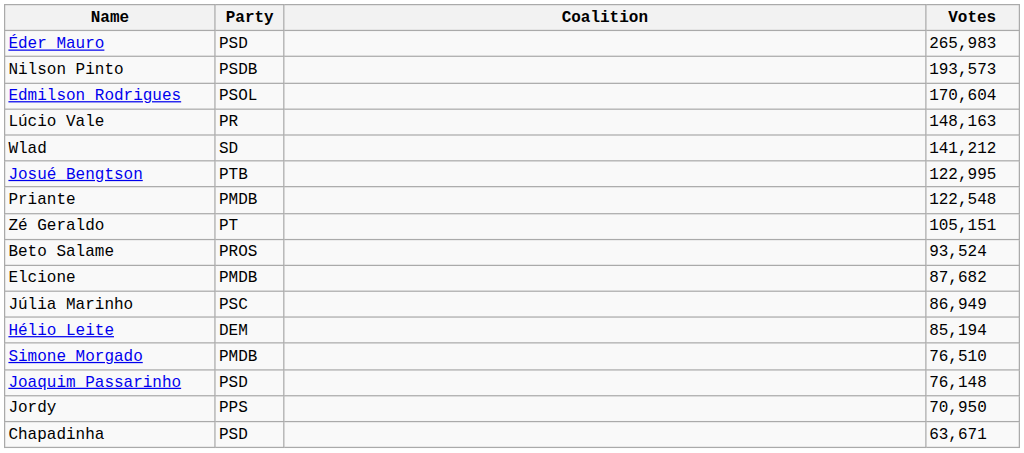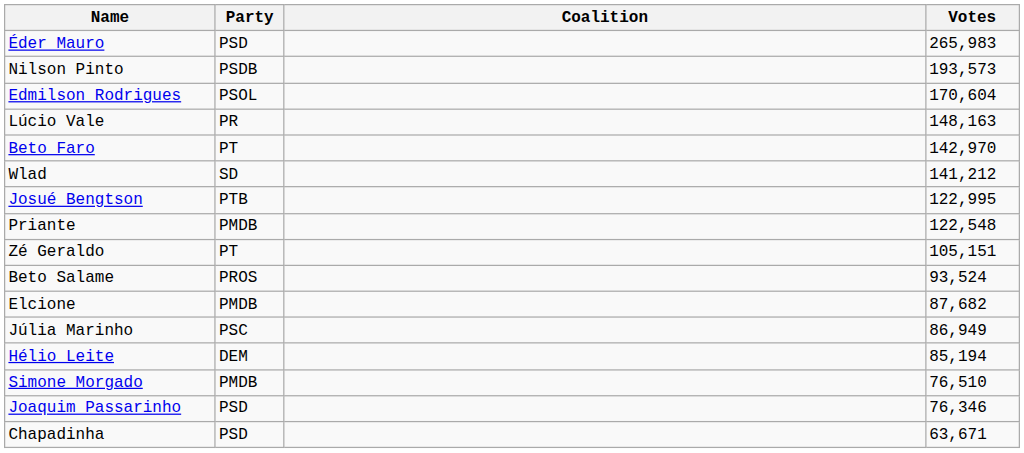+ row: (52, 148)
(958, 382) 76,148 -> (958, 409) 76,346
- row: (32, 409)
